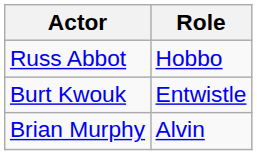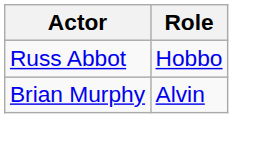- row: (68, 94)
